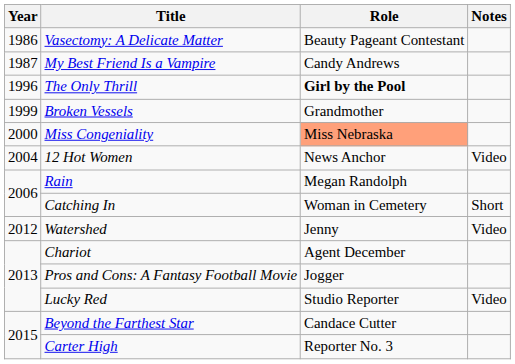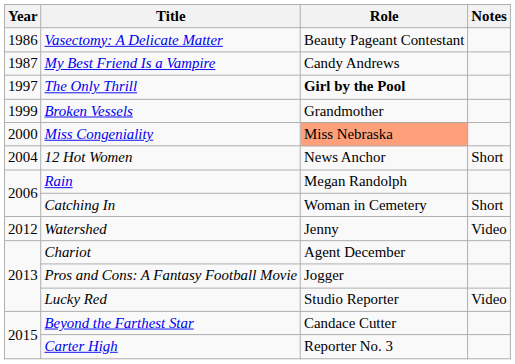(23, 87) 1996 -> (23, 87) 1997
(489, 157) Video -> (487, 157) Short
